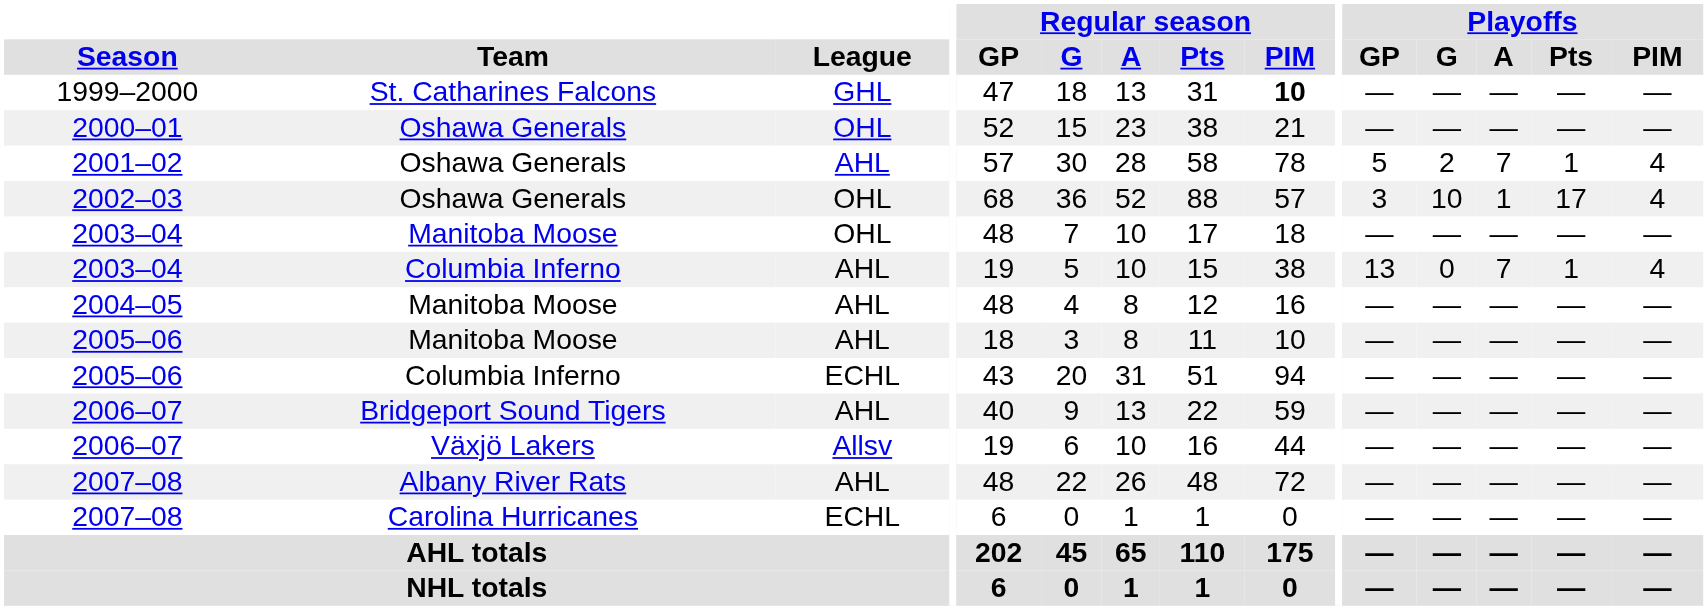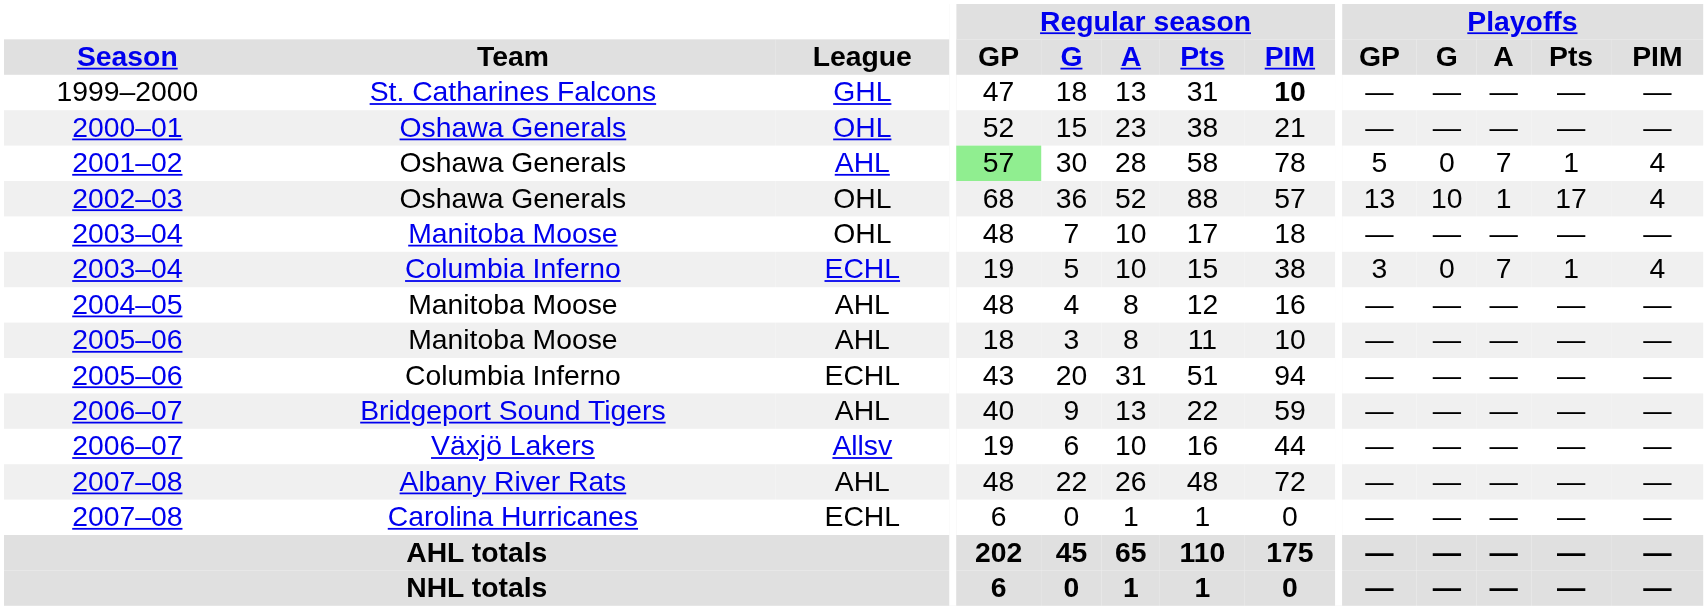(999, 162) no background -> (999, 162) lightgreen background
(1447, 162) 2 -> (1447, 162) 0
(1379, 198) 3 -> (1379, 198) 13
(862, 269) AHL -> (862, 269) ECHL
(1379, 269) 13 -> (1379, 269) 3
